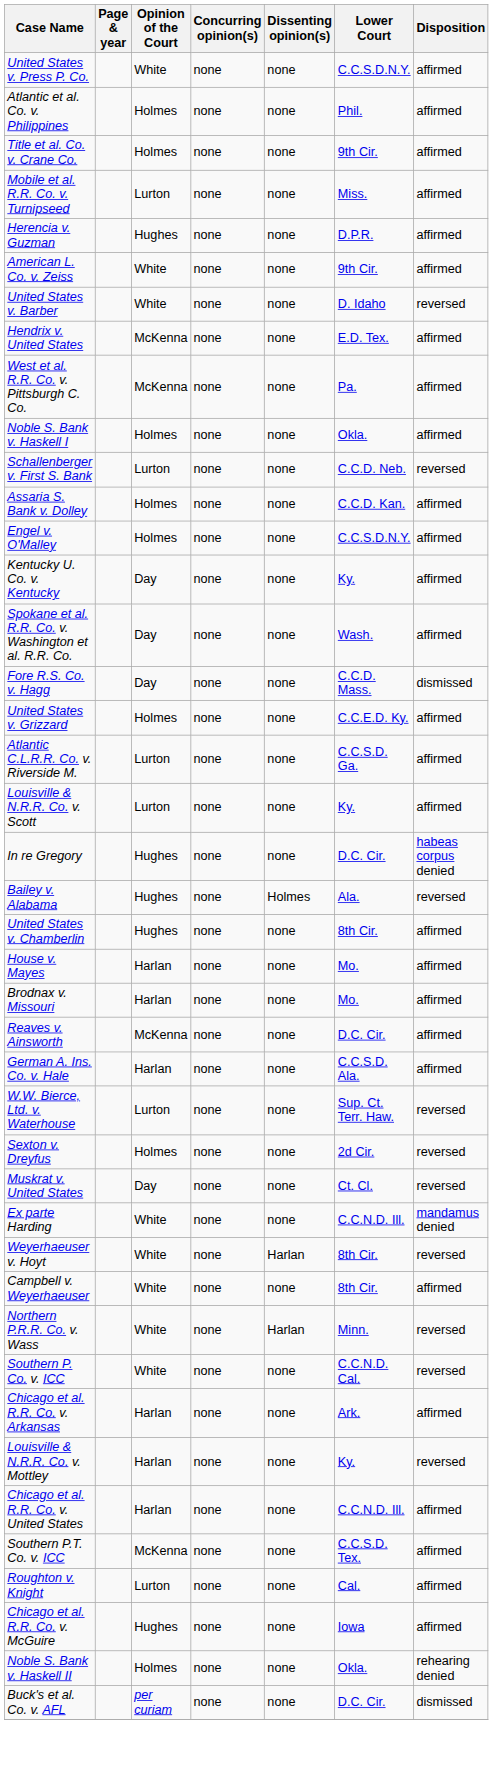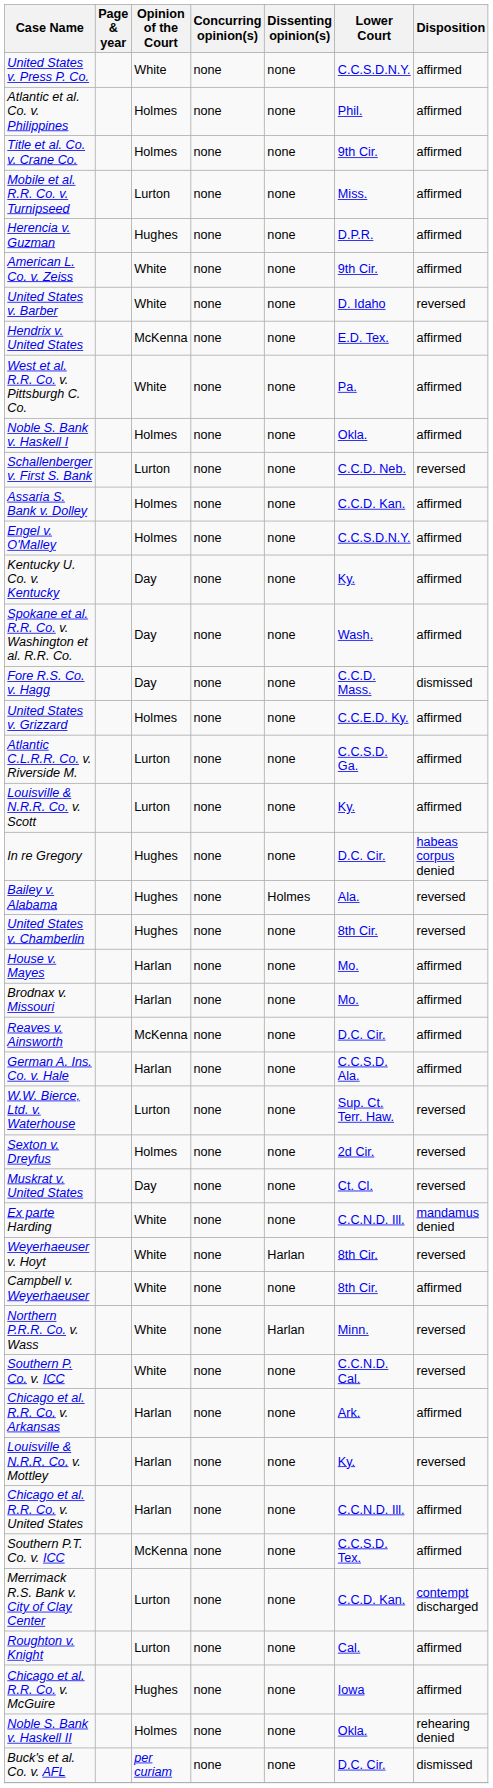(161, 386) McKenna -> (150, 386) White
(439, 931) affirmed -> (441, 931) reversed
+ row: (42, 1599)
